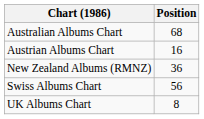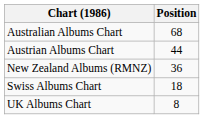(176, 50) 16 -> (176, 50) 44
(176, 86) 56 -> (176, 86) 18
